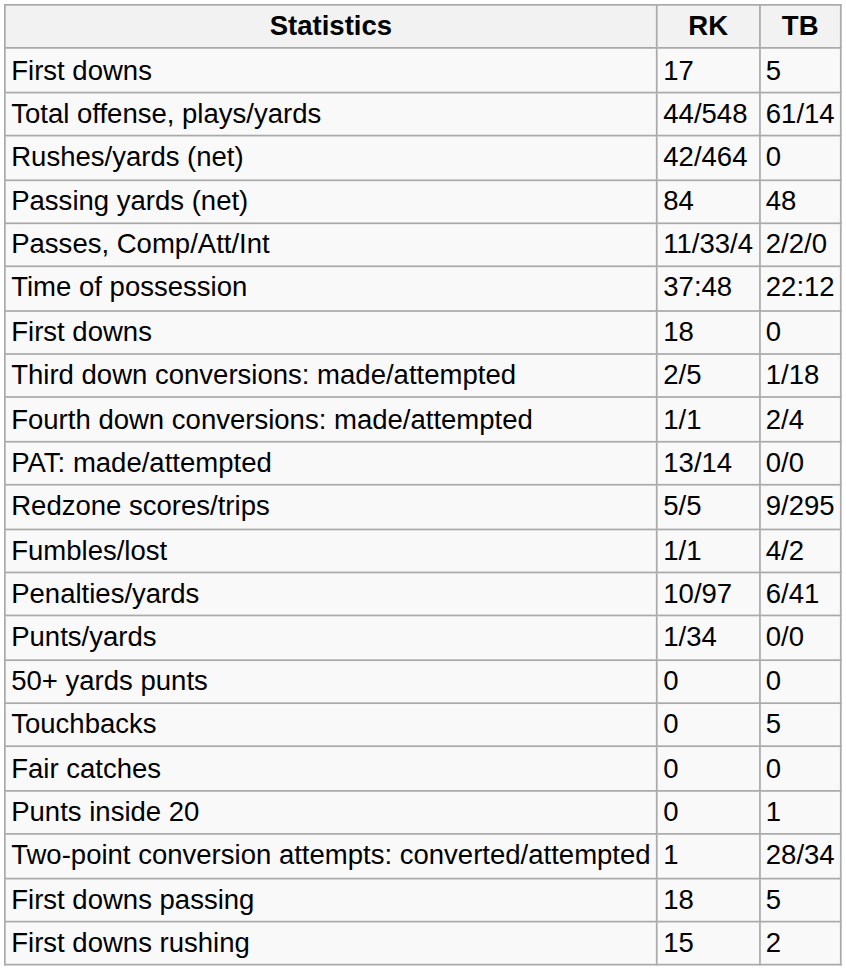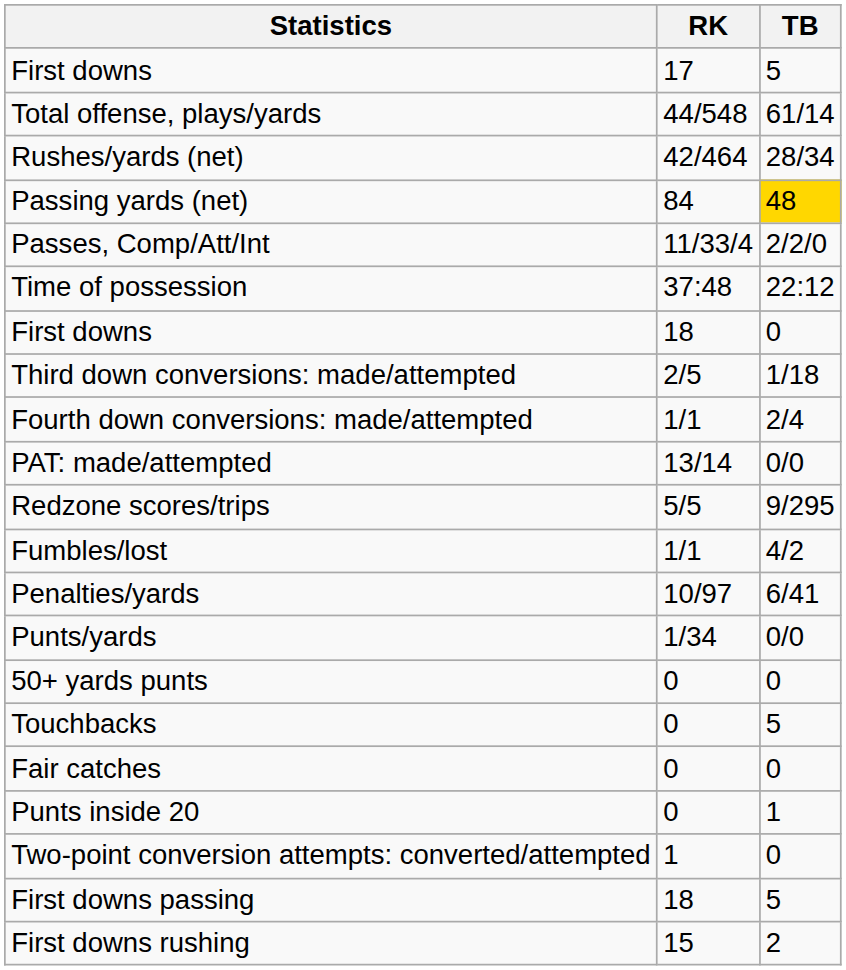(773, 157) 0 -> (800, 157) 28/34
(781, 200) no background -> (781, 200) gold background
(800, 855) 28/34 -> (773, 855) 0
